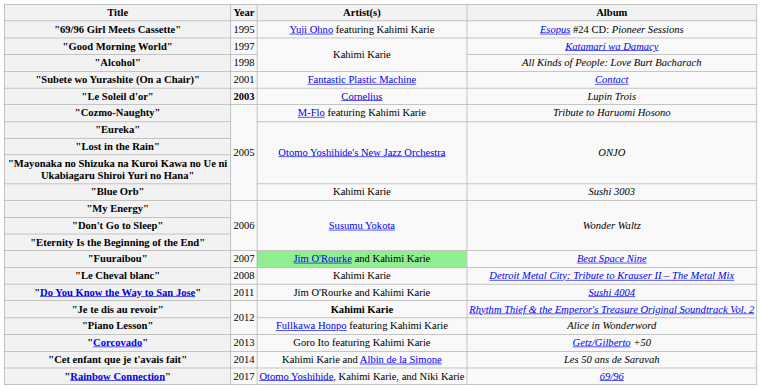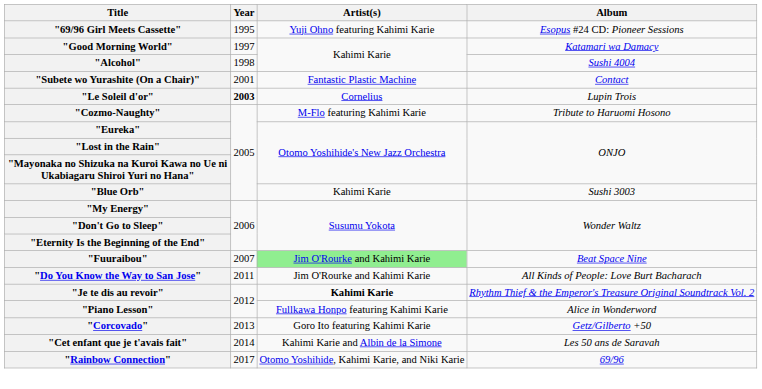(612, 63) All Kinds of People: Love Burt Bacharach -> (612, 63) Sushi 4004
- row: (118, 275)
(612, 292) Sushi 4004 -> (612, 275) All Kinds of People: Love Burt Bacharach
